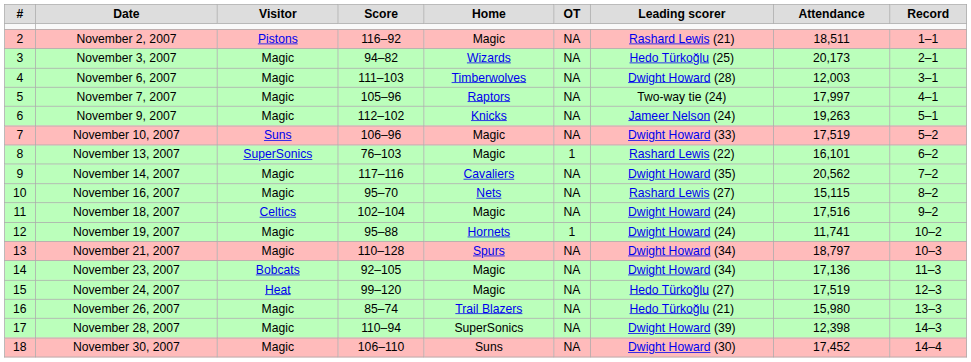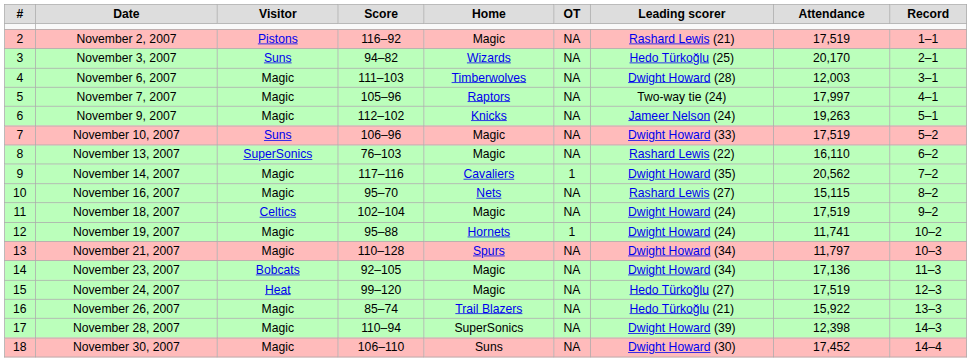(832, 39) 18,511 -> (832, 39) 17,519
(278, 58) Magic -> (278, 58) Suns
(832, 58) 20,173 -> (832, 58) 20,170
(572, 154) 1 -> (572, 154) NA
(832, 154) 16,101 -> (832, 154) 16,110
(572, 174) NA -> (572, 174) 1
(832, 212) 17,516 -> (832, 212) 17,519
(832, 251) 18,797 -> (832, 251) 11,797
(832, 309) 15,980 -> (832, 309) 15,922
